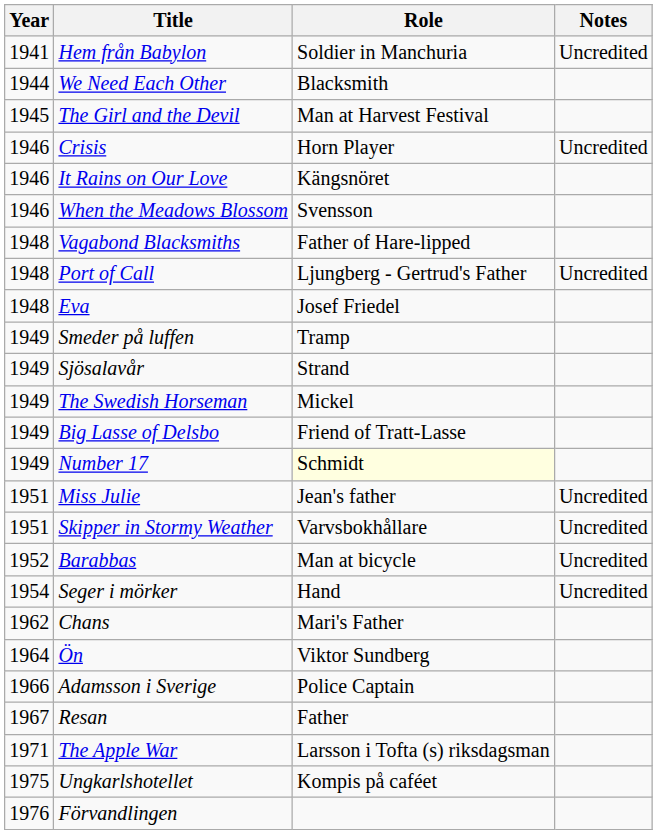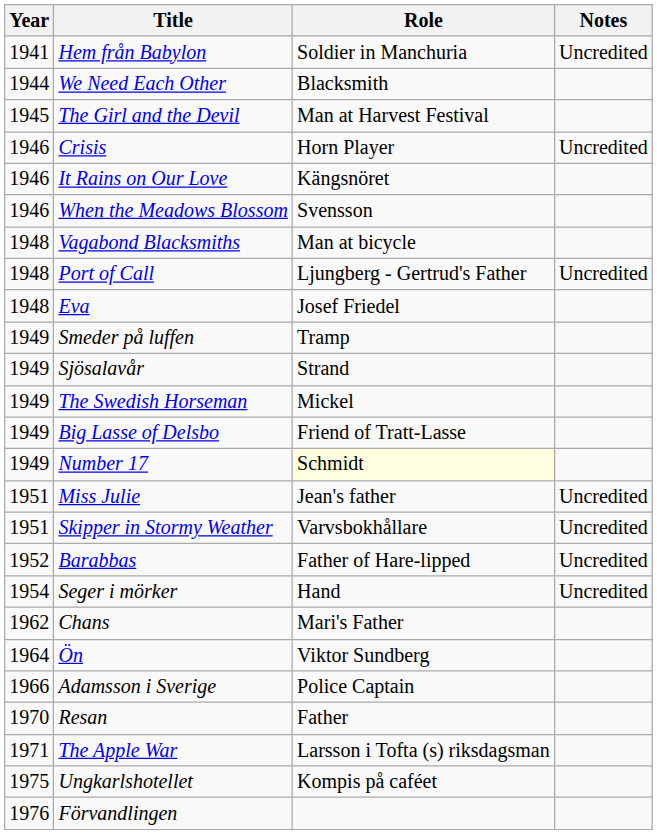(384, 242) Father of Hare-lipped -> (357, 242) Man at bicycle
(357, 559) Man at bicycle -> (384, 559) Father of Hare-lipped
(29, 718) 1967 -> (29, 718) 1970
